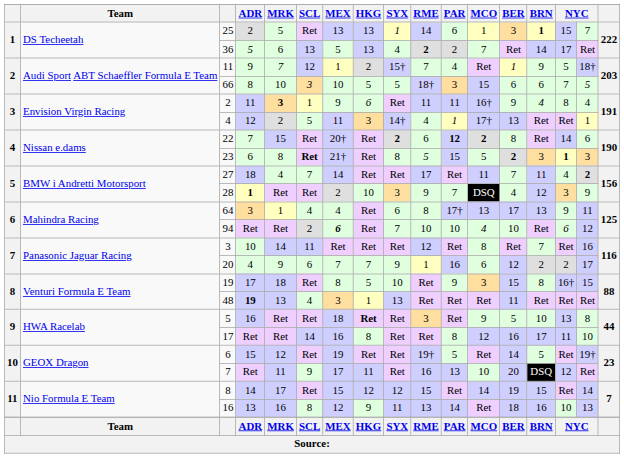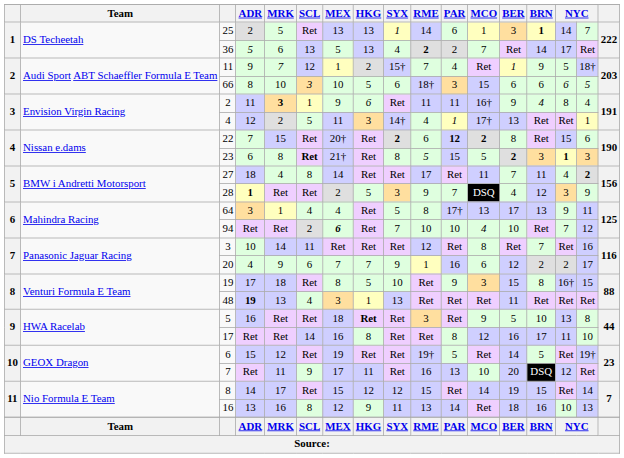(566, 31) 15 -> (566, 31) 14
(397, 84) 5 -> (397, 84) 6
(566, 84) 7 -> (566, 84) 6
(566, 138) 14 -> (566, 138) 15
(310, 174) 7 -> (310, 174) 8
(369, 192) 10 -> (369, 192) 5
(397, 210) 6 -> (397, 210) 5
(566, 228) 6 -> (566, 228) 7
